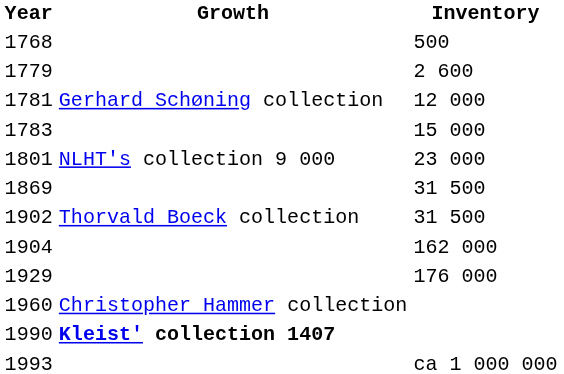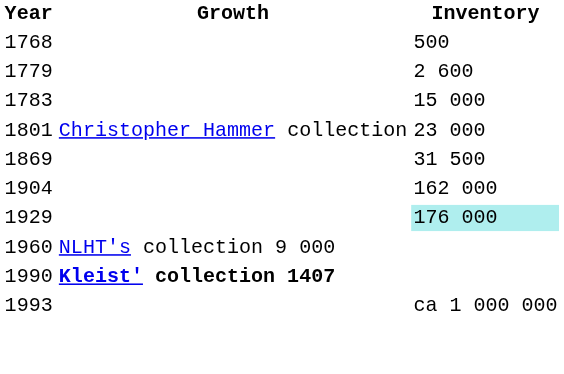- row: (29, 101)
(197, 159) NLHT's collection 9 000 -> (233, 130) Christopher Hammer collection
- row: (29, 218)
(456, 277) no background -> (456, 218) paleturquoise background
(233, 306) Christopher Hammer collection -> (197, 247) NLHT's collection 9 000
